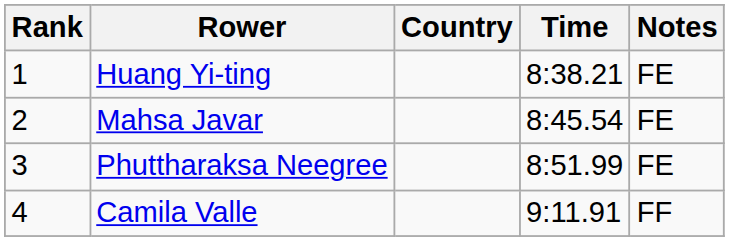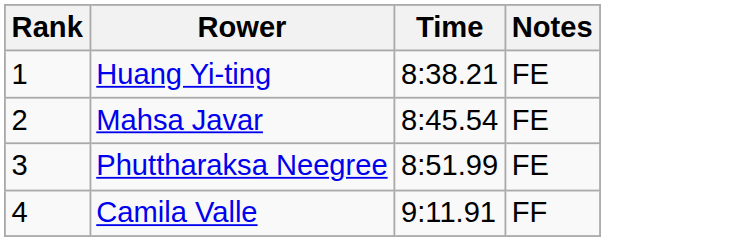- column: (457, 27)
